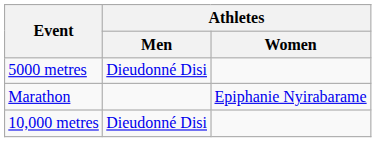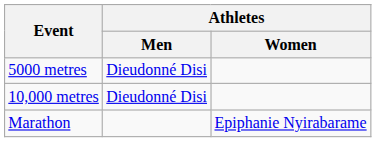rows swapped: (54, 123) <-> (39, 97)
